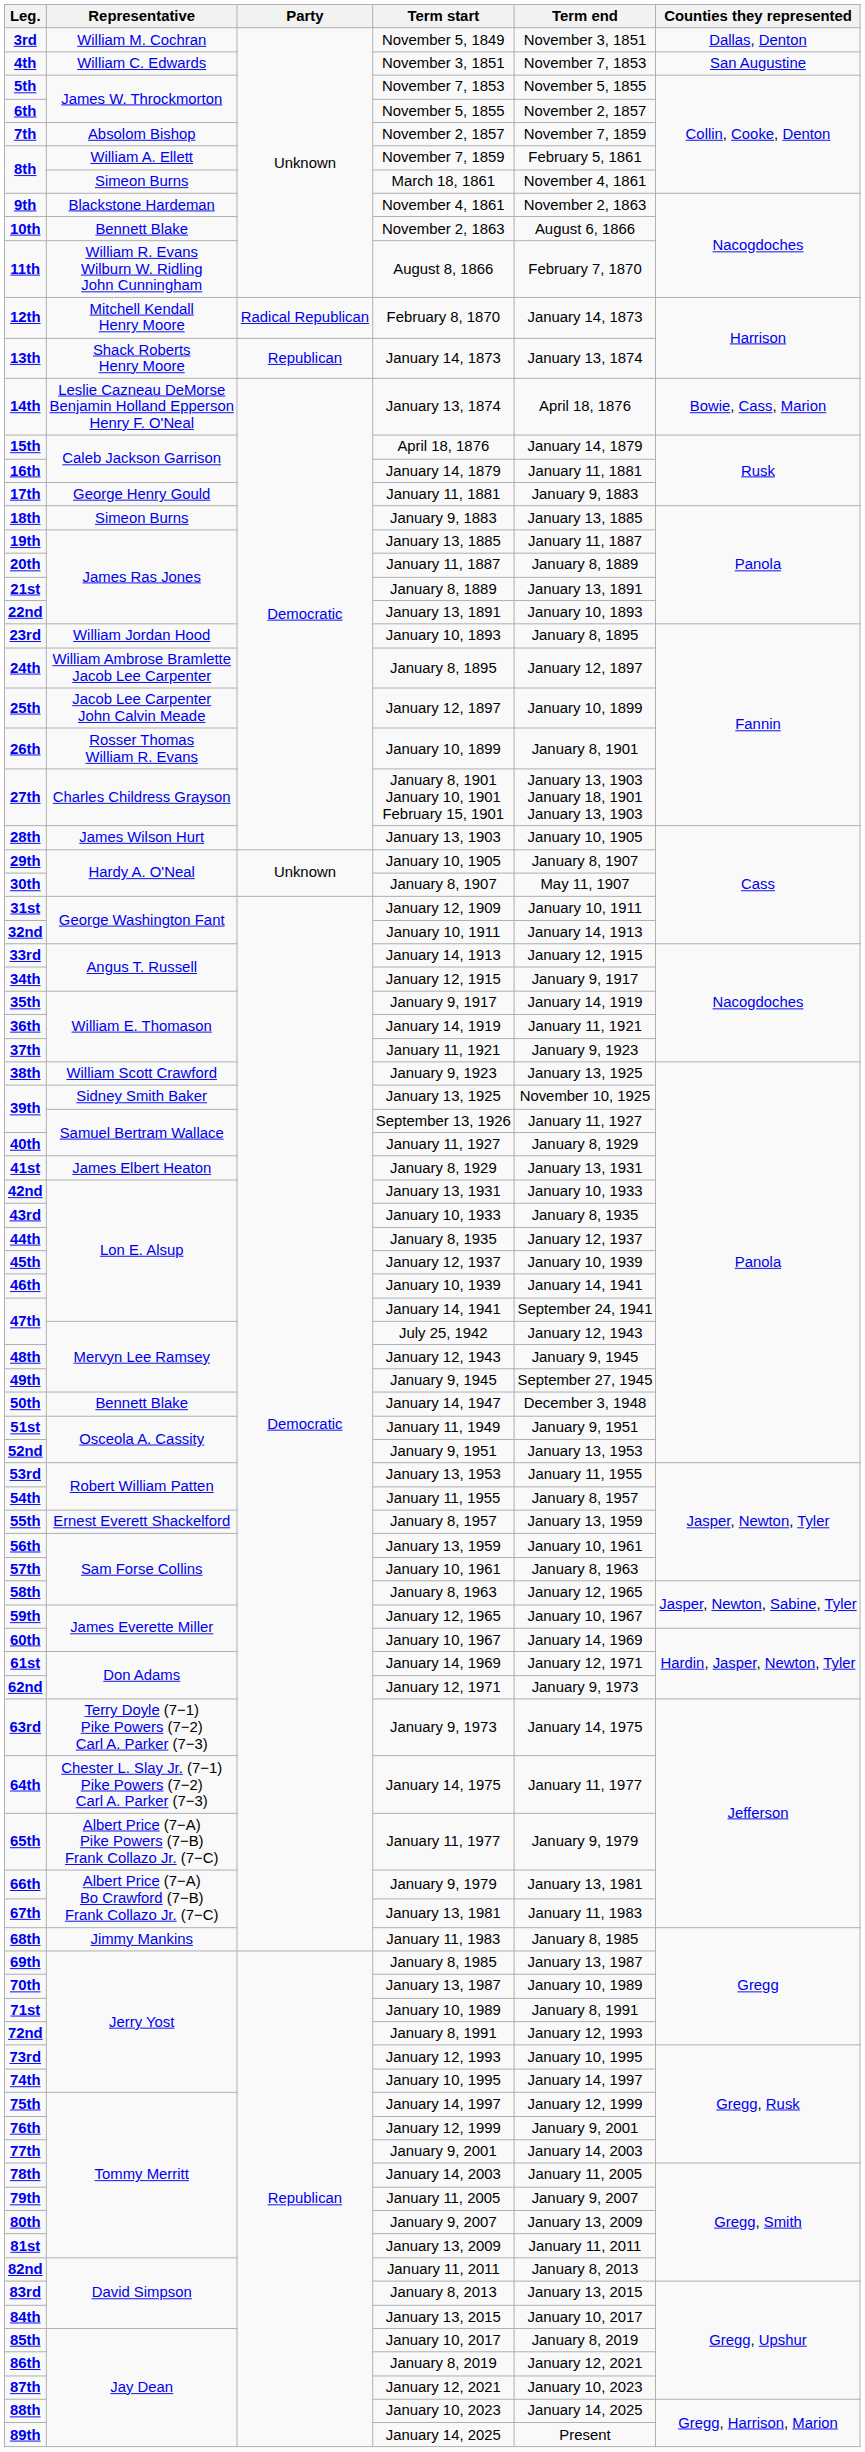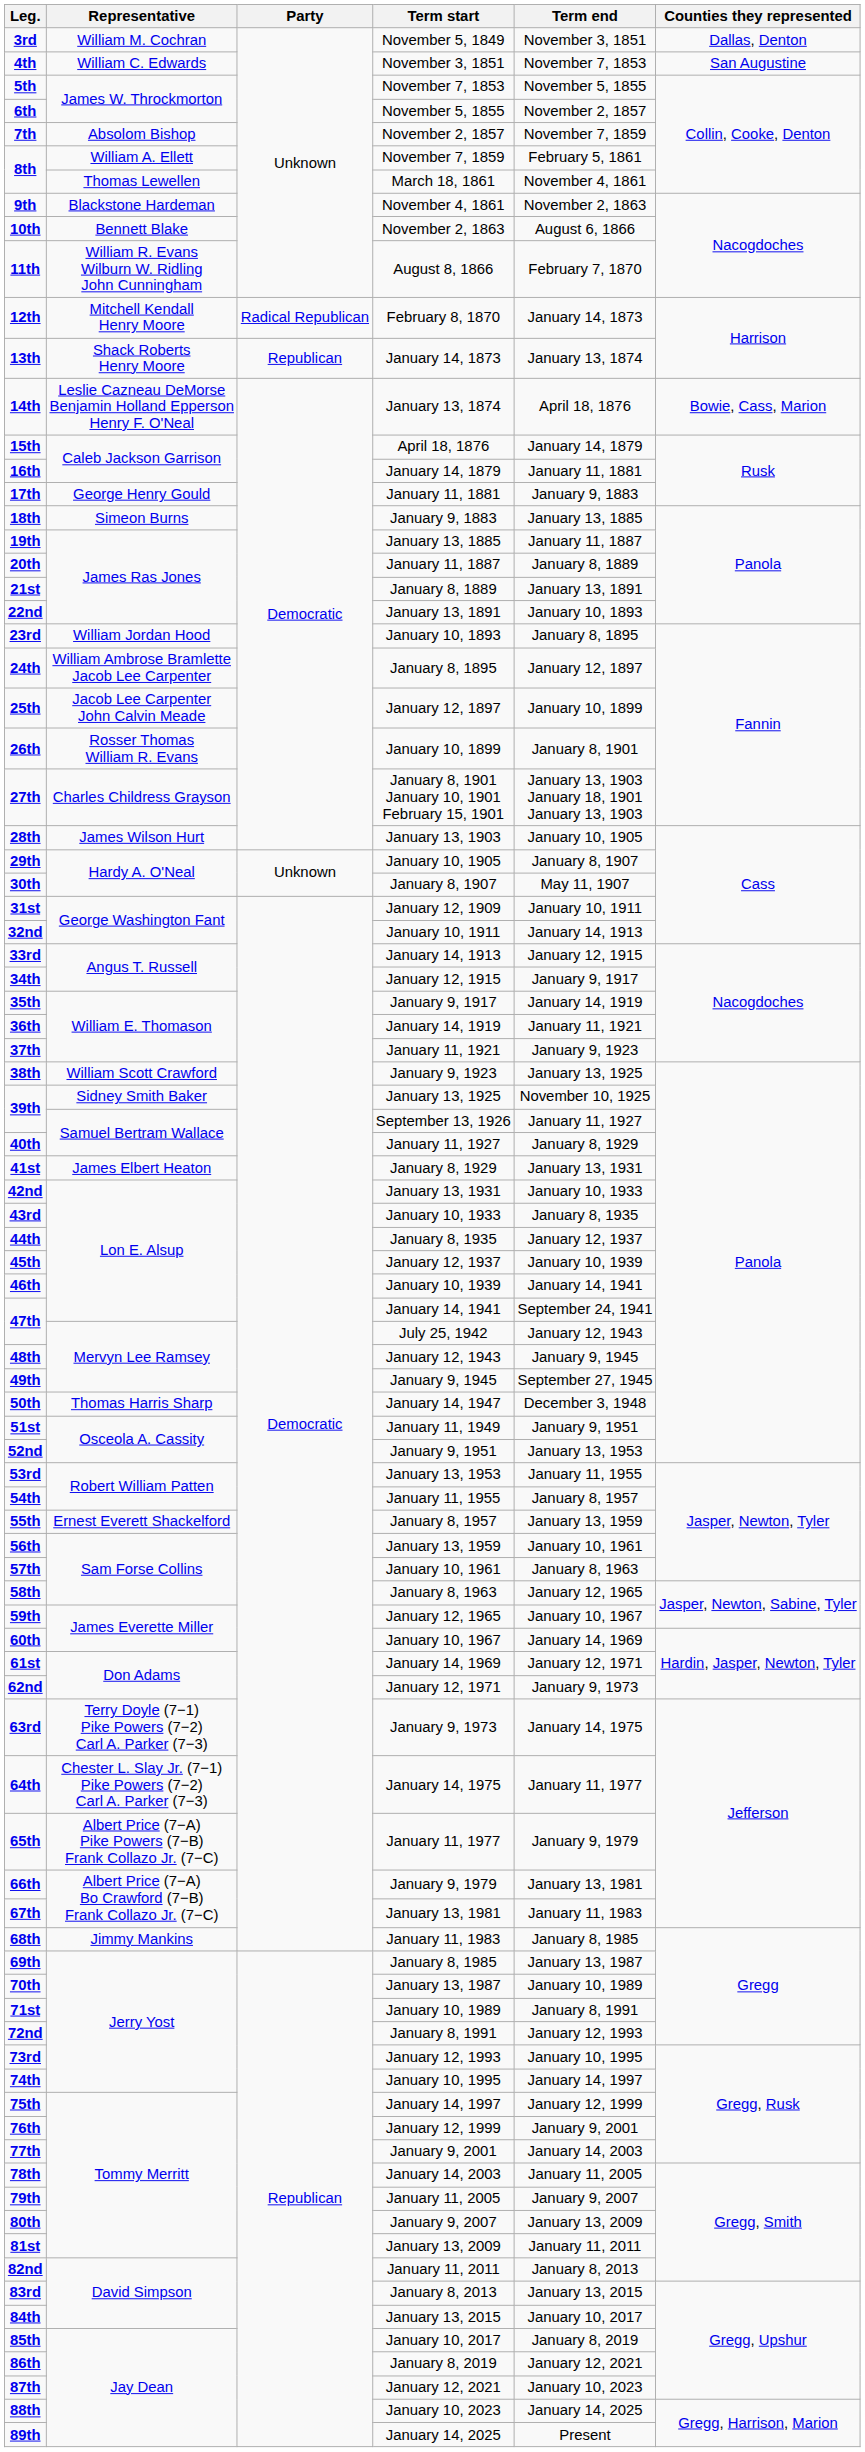(142, 181) Simeon Burns -> (142, 181) Thomas Lewellen
(142, 1403) Bennett Blake -> (142, 1403) Thomas Harris Sharp
